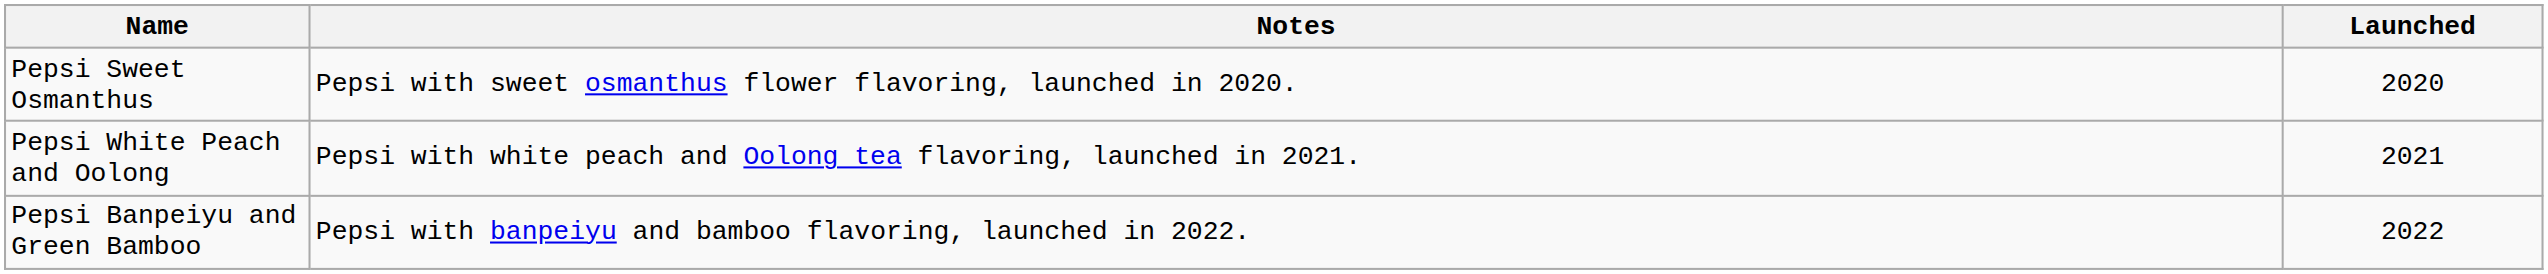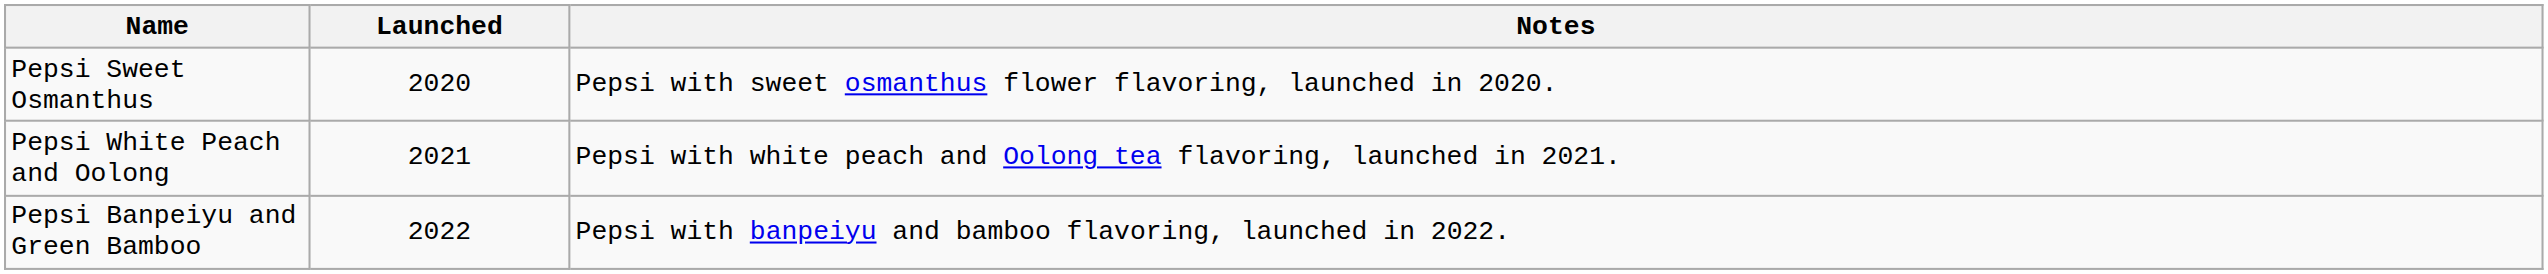columns swapped: (2413, 27) <-> (1296, 27)
